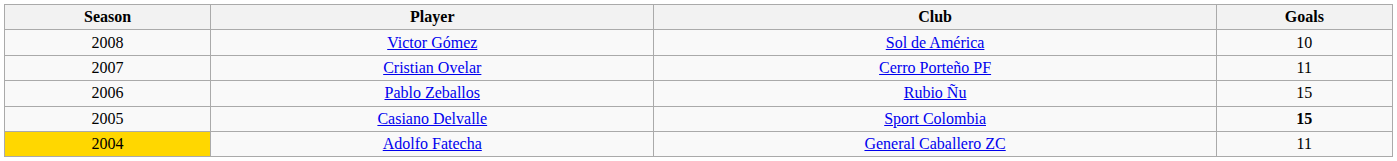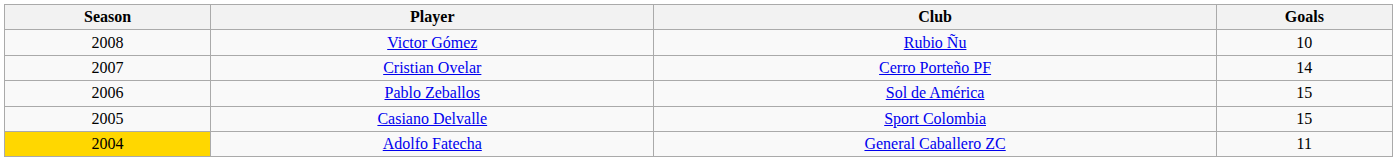(935, 42) Sol de América -> (935, 42) Rubio Ñu
(1304, 67) 11 -> (1304, 67) 14
(935, 93) Rubio Ñu -> (935, 93) Sol de América
(1304, 118) bold -> (1304, 118) normal
